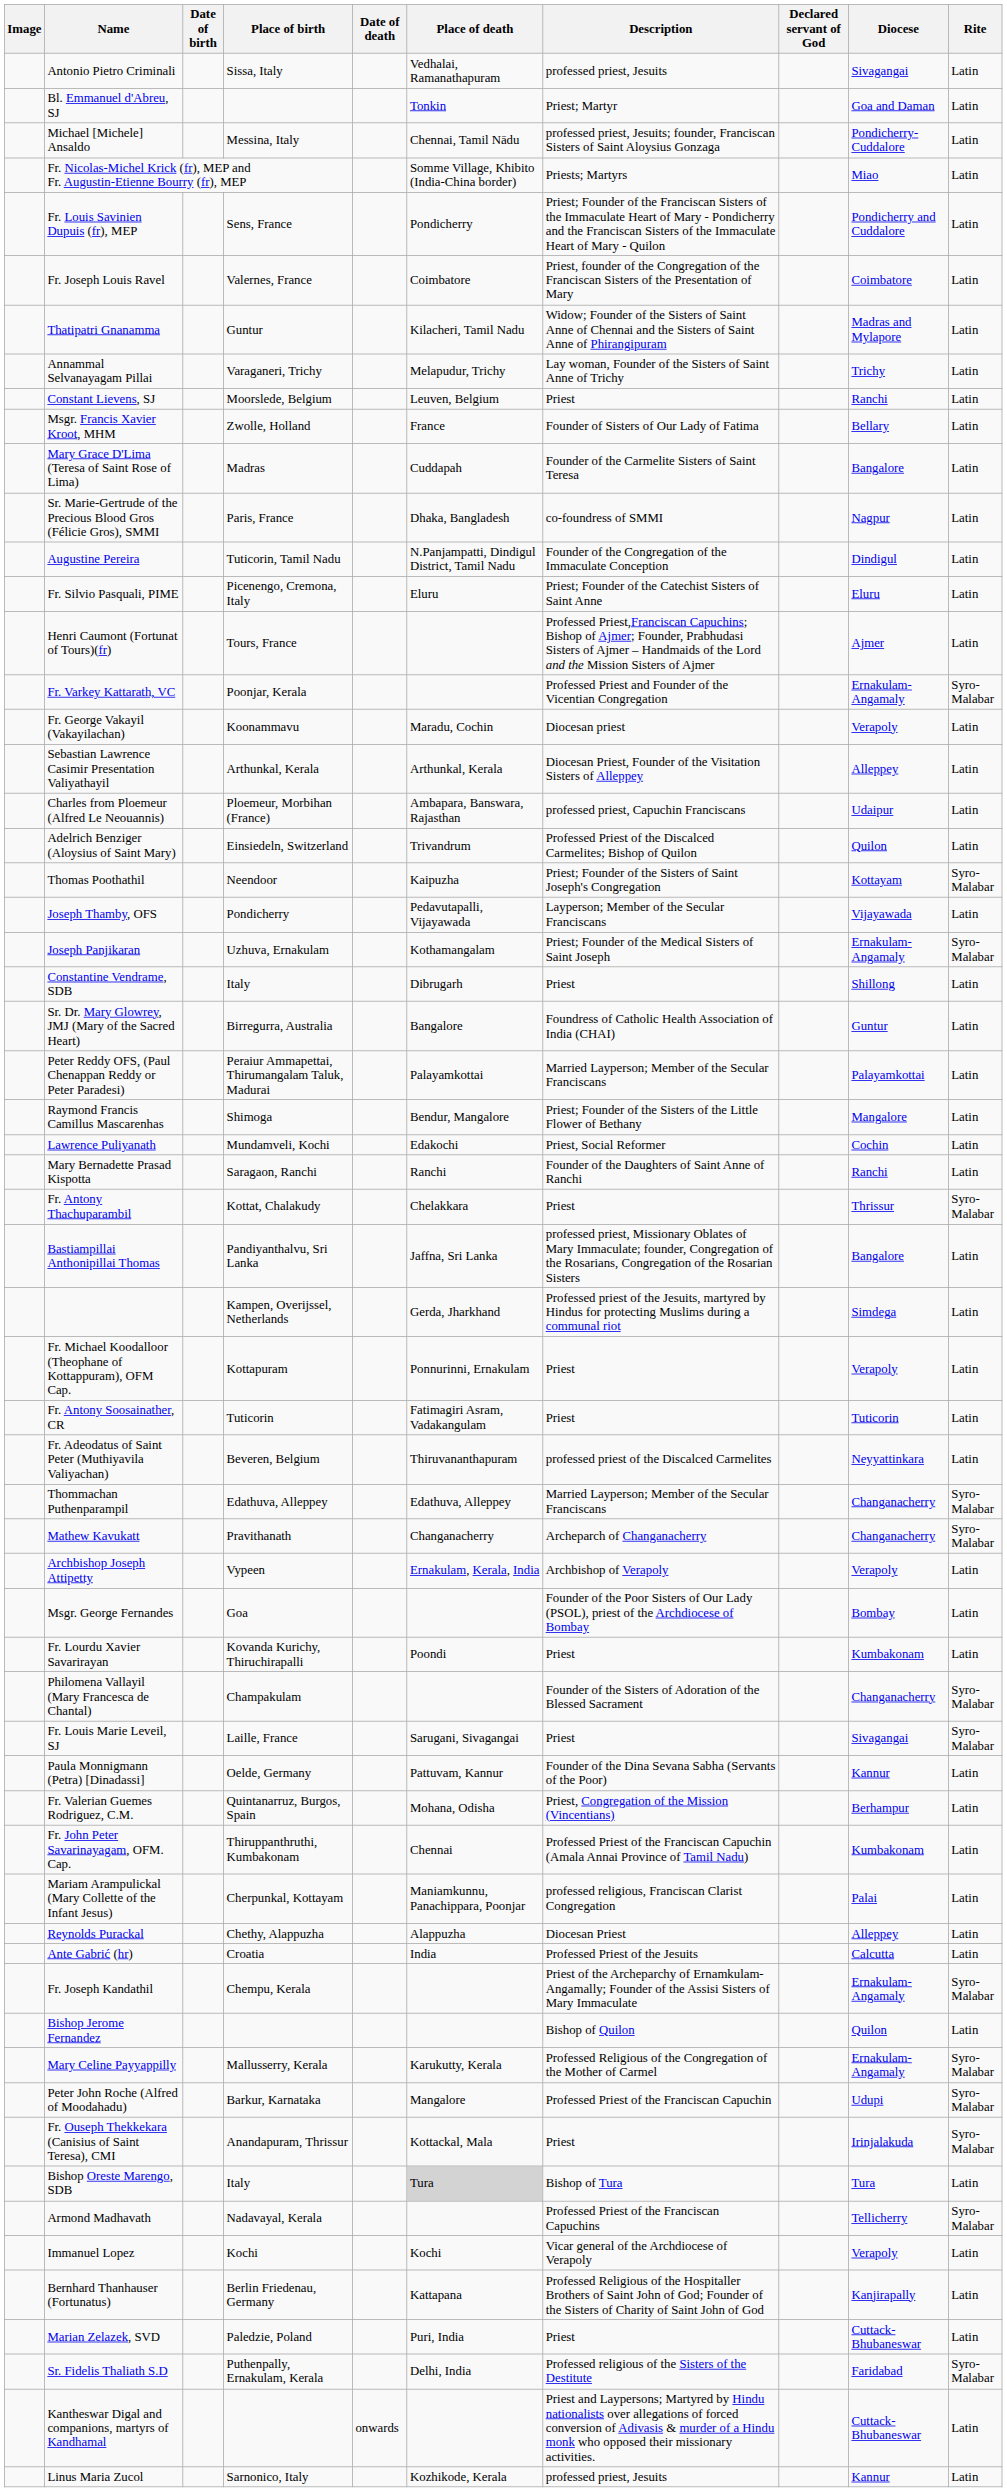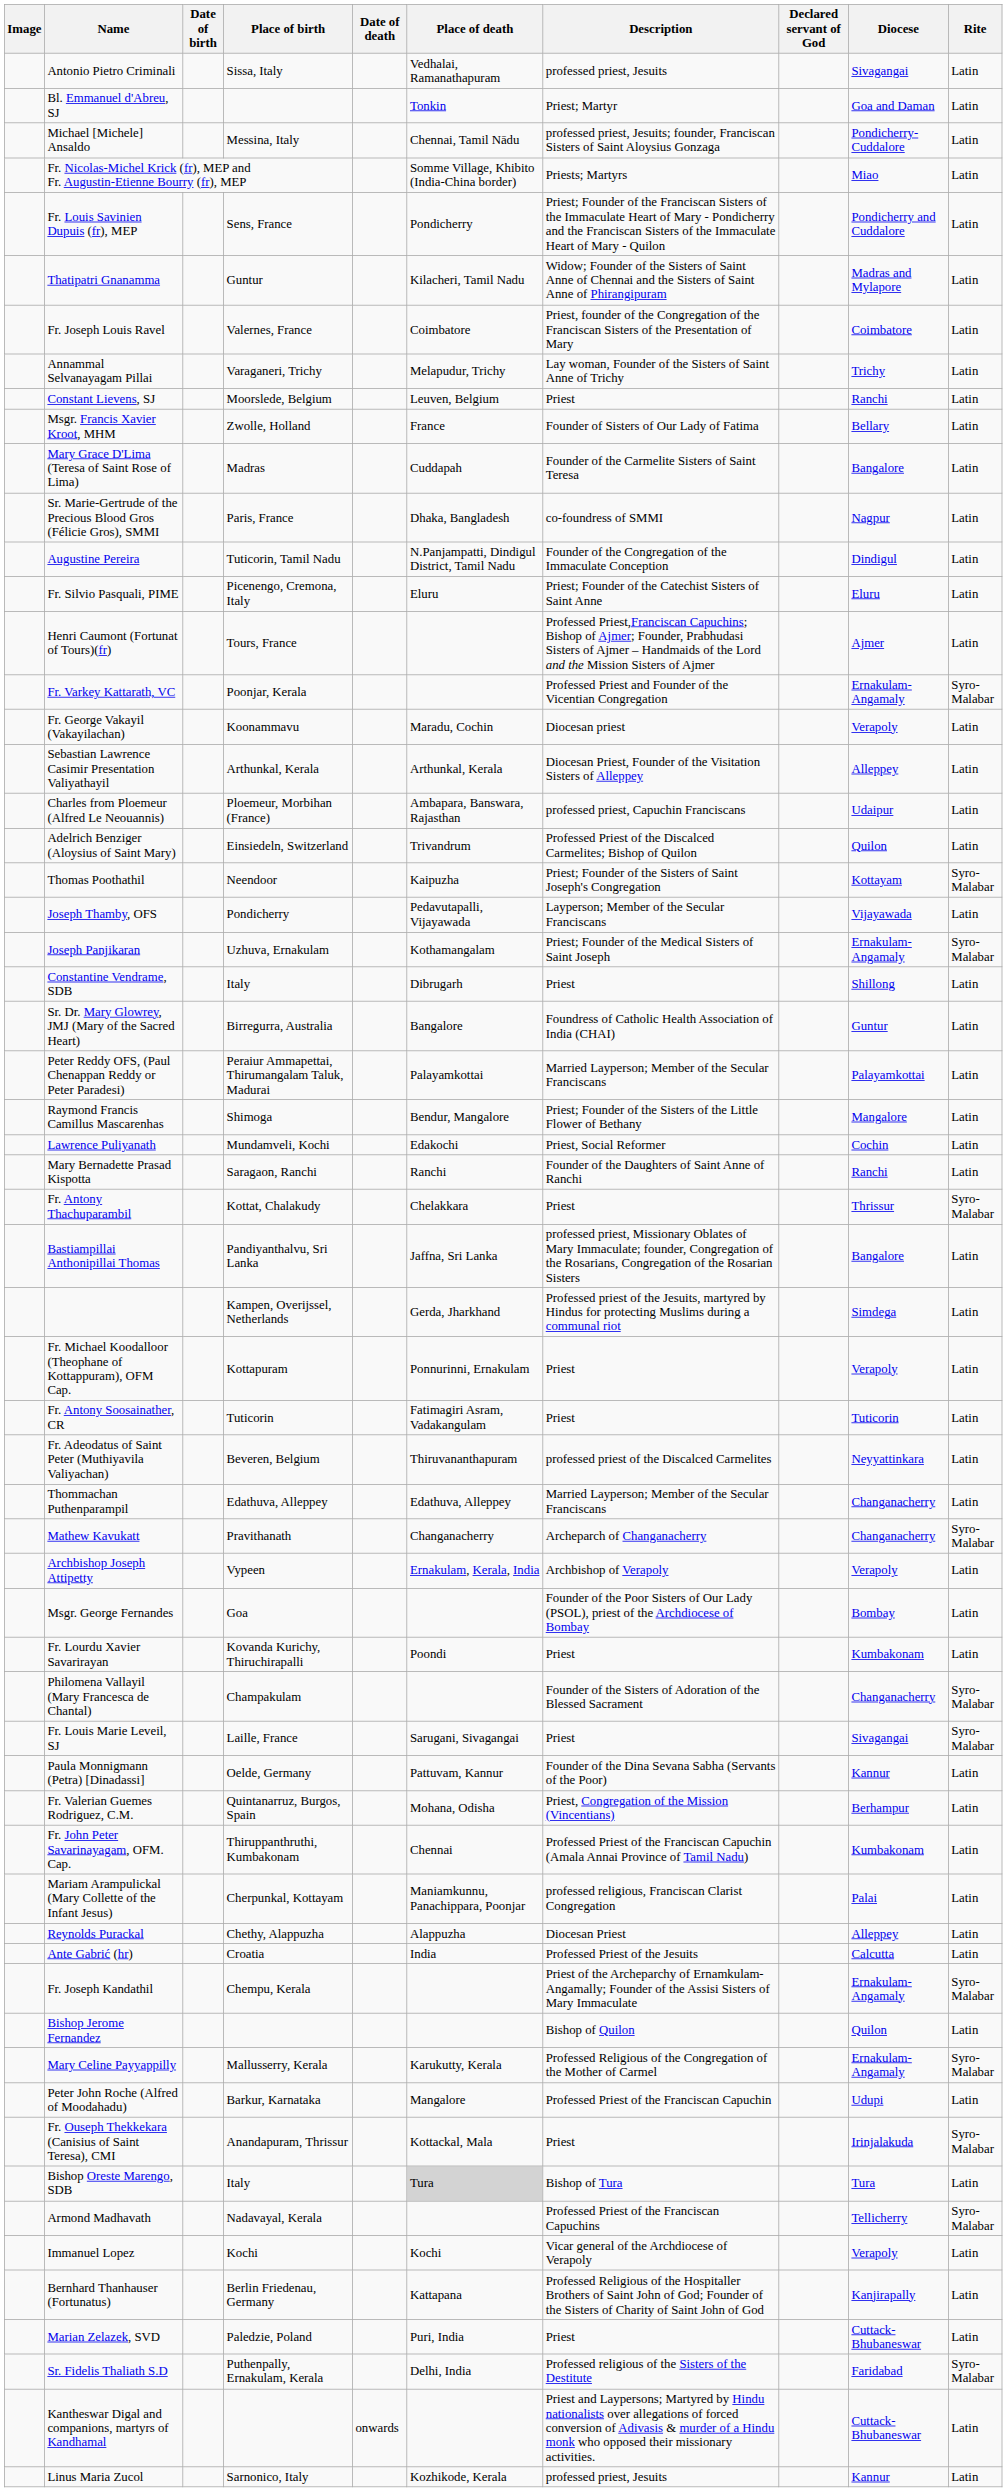rows swapped: (104, 329) <-> (106, 280)
(973, 1501) Syro-Malabar -> (965, 1501) Latin
(973, 2099) Syro-Malabar -> (965, 2099) Latin
